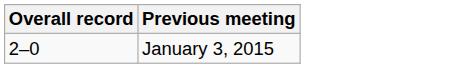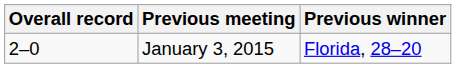+ column: (375, 19)
